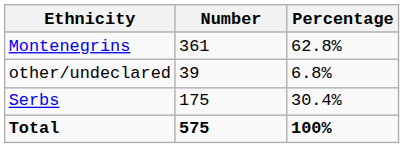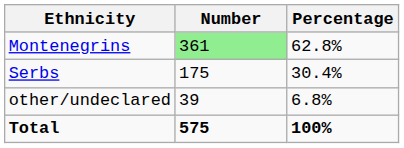(194, 46) no background -> (194, 46) lightgreen background
rows swapped: (34, 101) <-> (90, 74)
